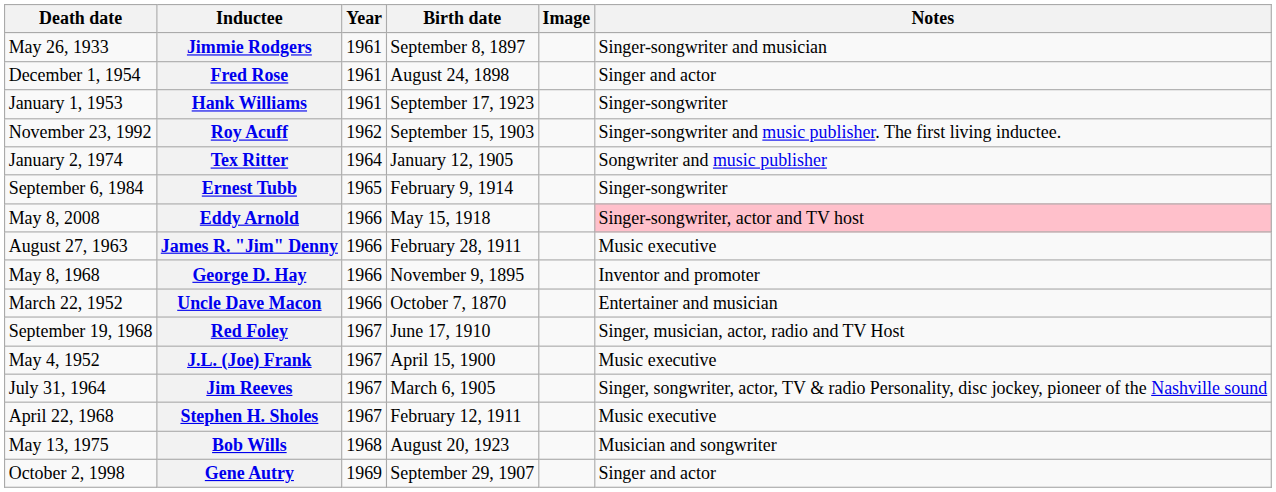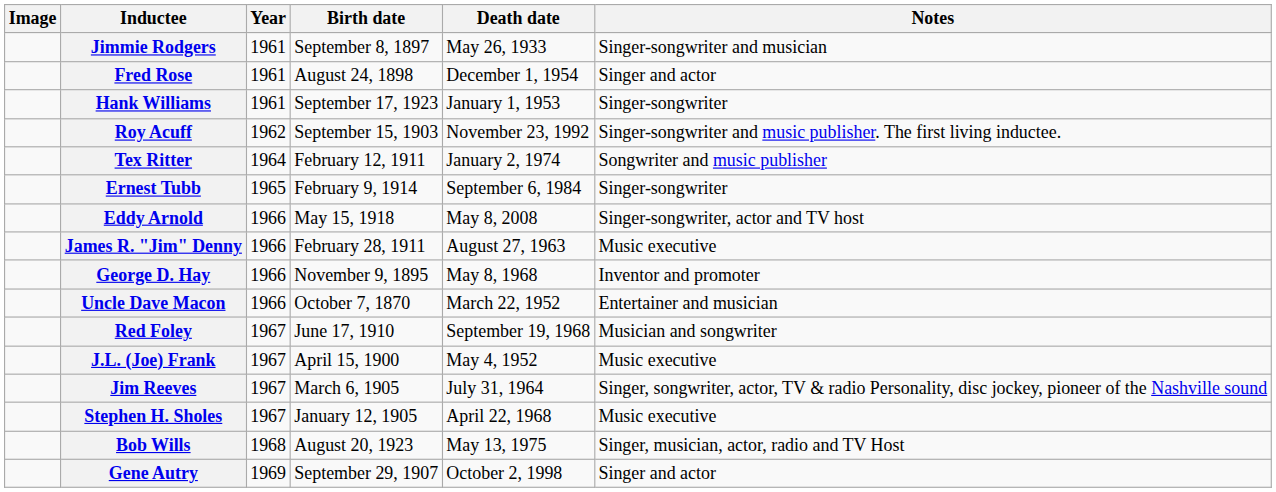columns swapped: (566, 18) <-> (81, 18)
(452, 160) January 12, 1905 -> (360, 160) February 12, 1911
(731, 217) pink background -> (731, 217) no background
(751, 331) Singer, musician, actor, radio and TV Host -> (688, 331) Musician and songwriter
(456, 416) February 12, 1911 -> (356, 416) January 12, 1905
(688, 445) Musician and songwriter -> (751, 445) Singer, musician, actor, radio and TV Host
